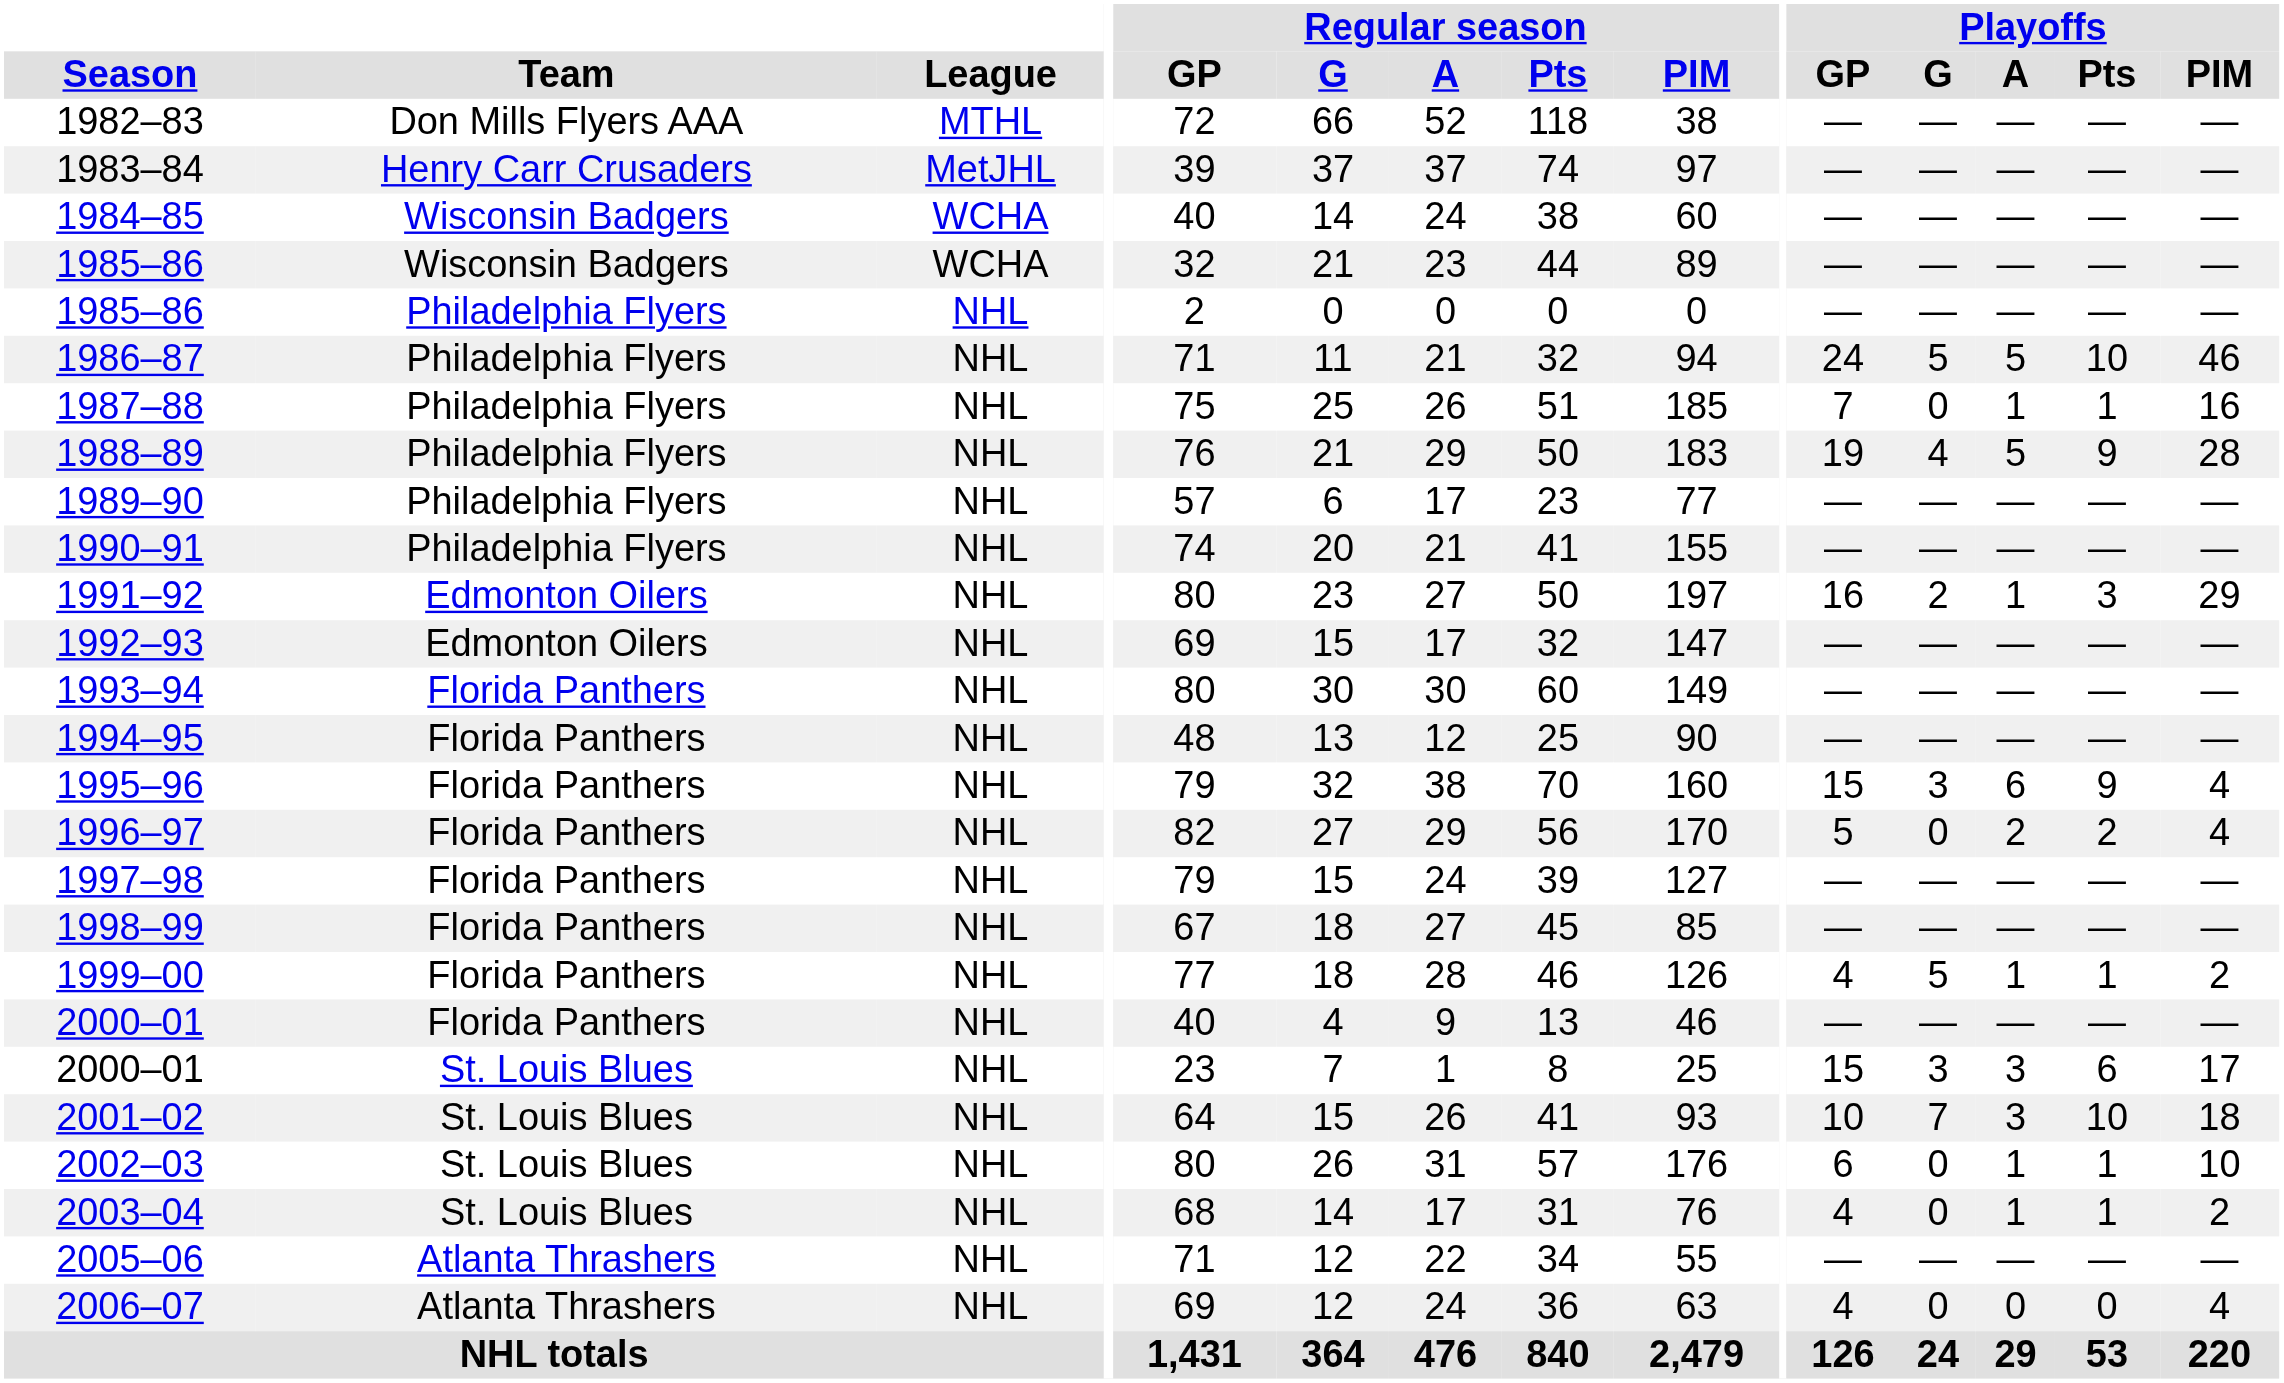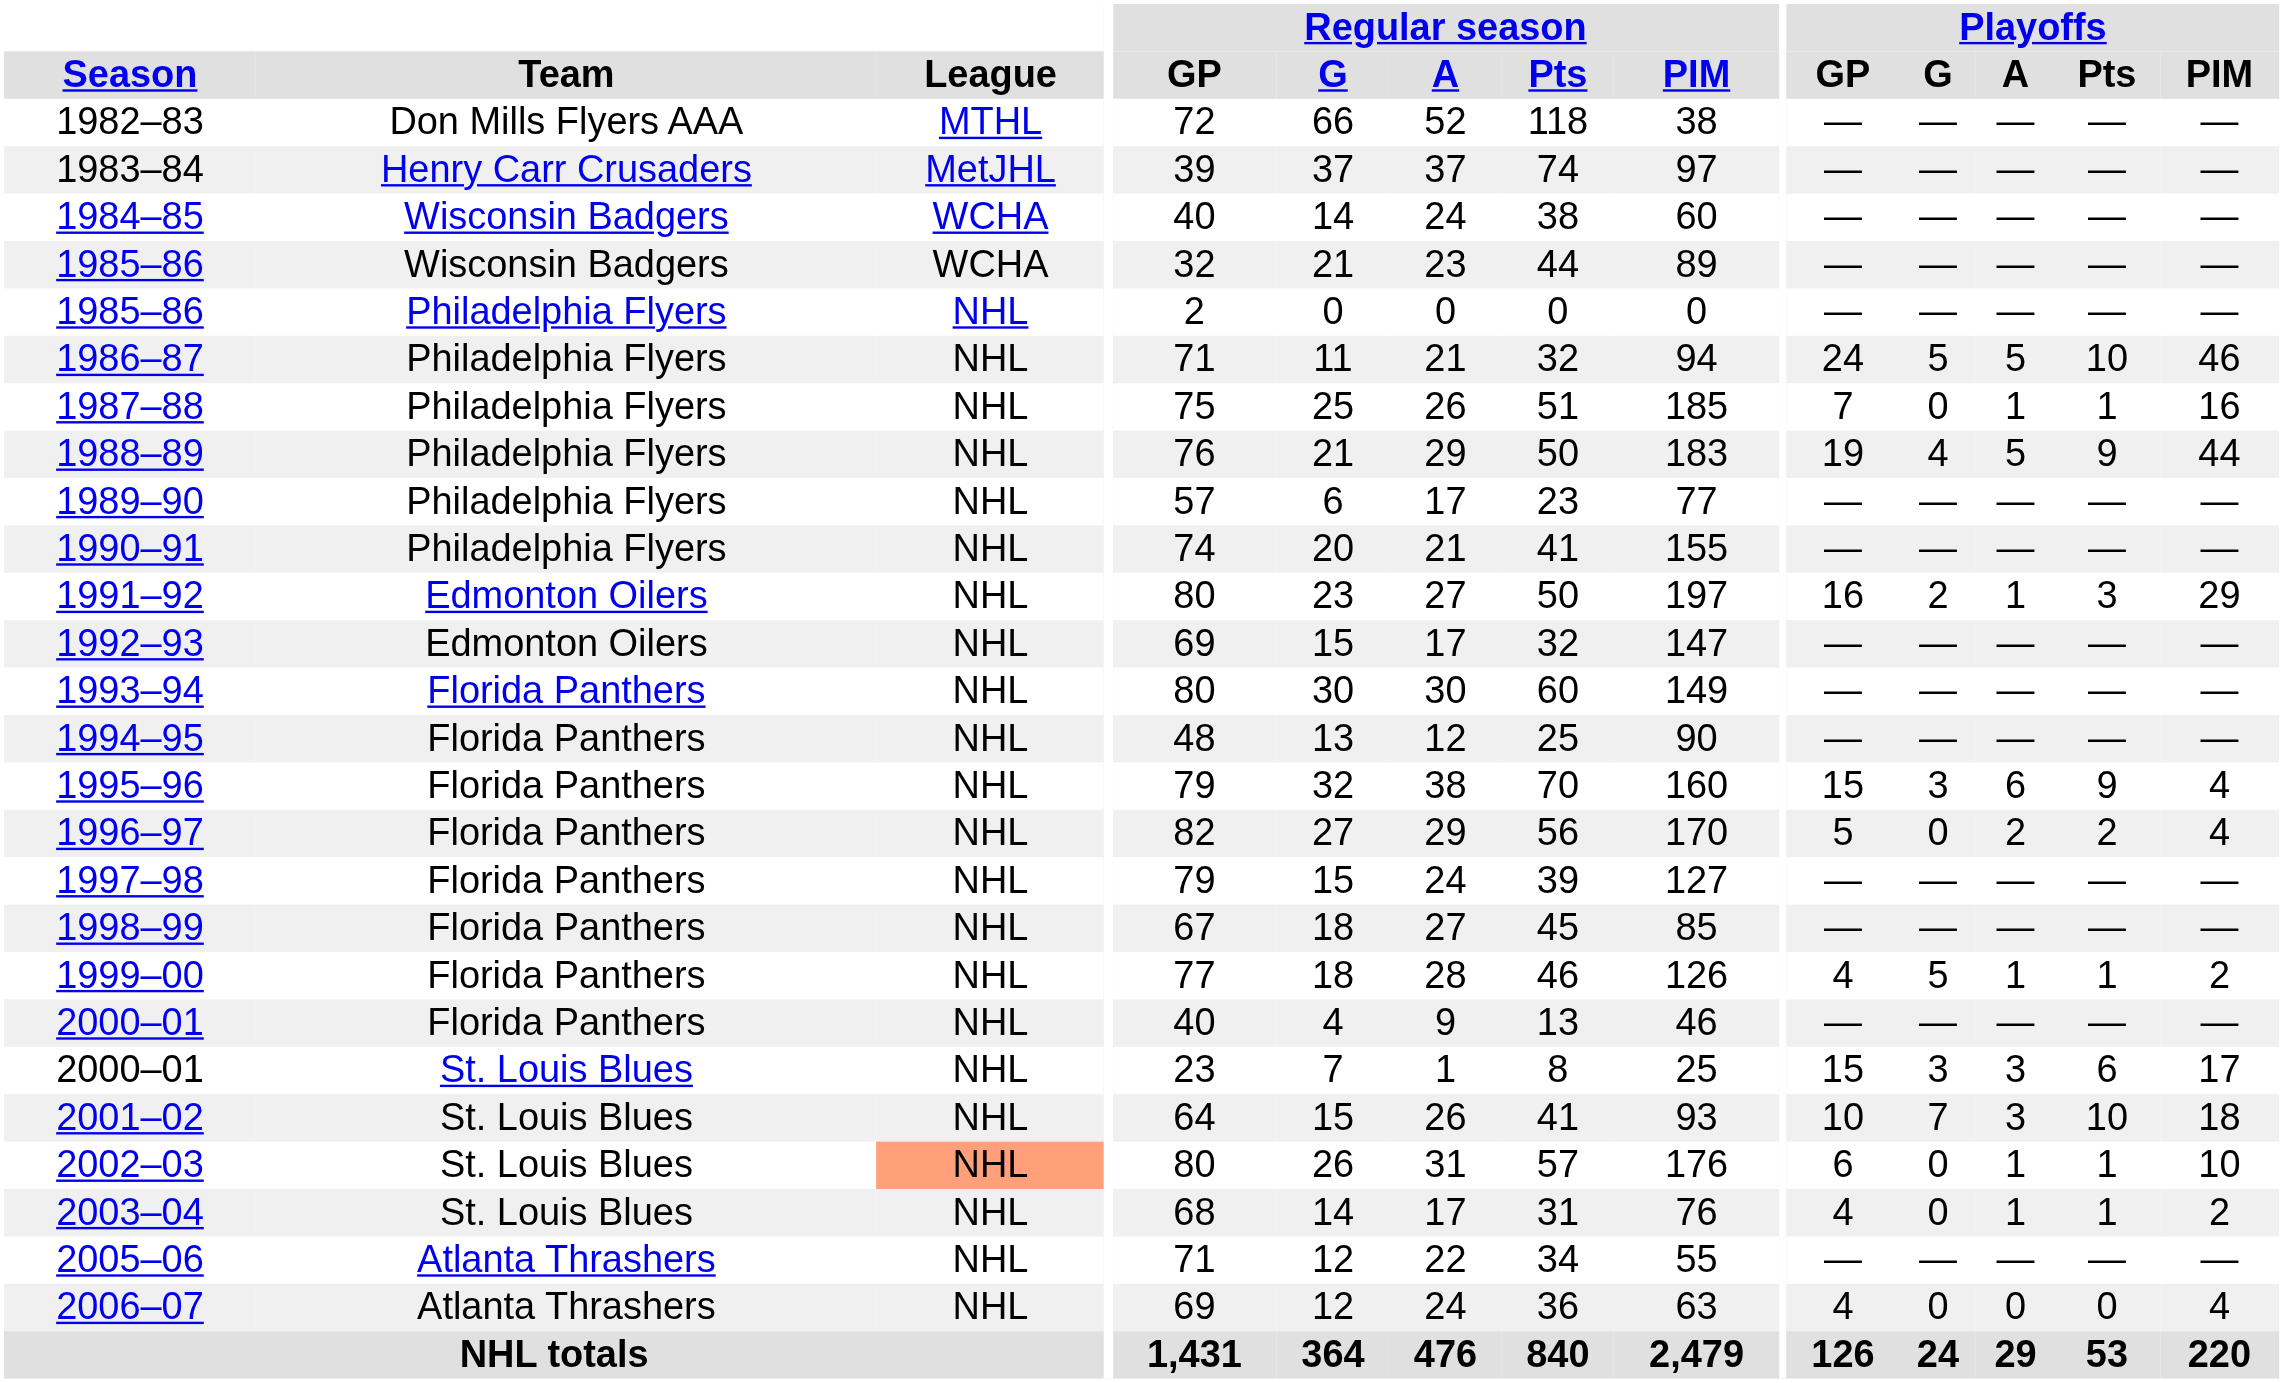(2219, 453) 28 -> (2219, 453) 44
(991, 1164) no background -> (991, 1164) lightsalmon background
